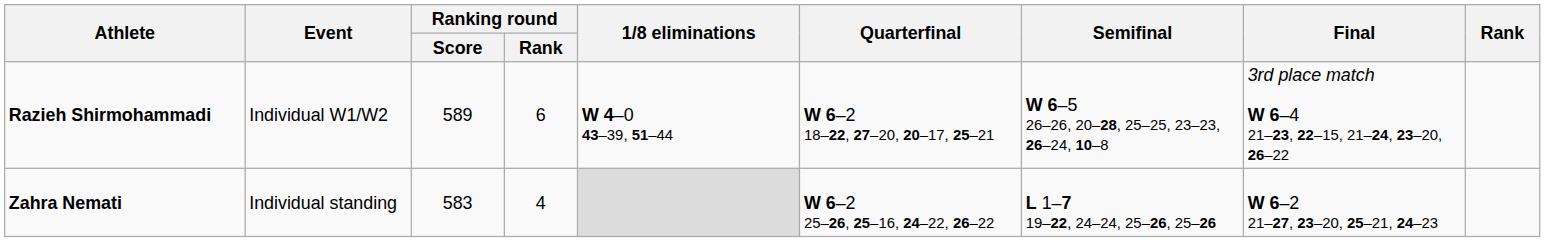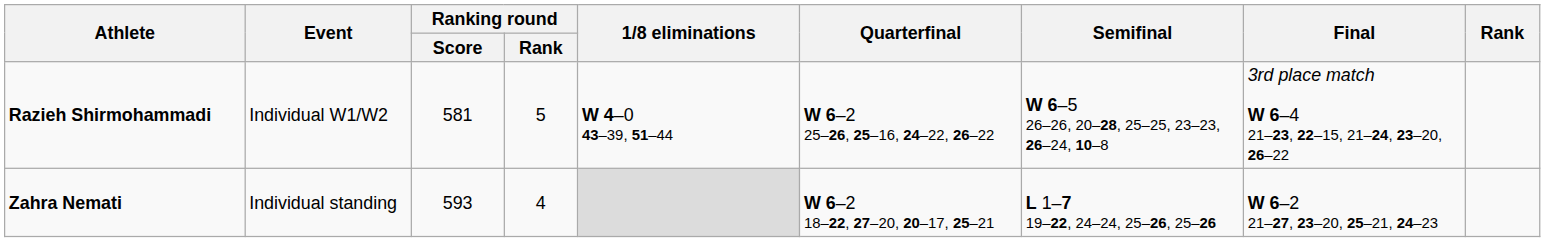(458, 115) 589 -> (458, 115) 581
(541, 115) 6 -> (541, 115) 5
(899, 125) W 6–2 18–22, 27–20, 20–17, 25–21 -> (899, 125) W 6–2 25–26, 25–16, 24–22, 26–22
(458, 203) 583 -> (458, 203) 593
(899, 213) W 6–2 25–26, 25–16, 24–22, 26–22 -> (899, 213) W 6–2 18–22, 27–20, 20–17, 25–21
